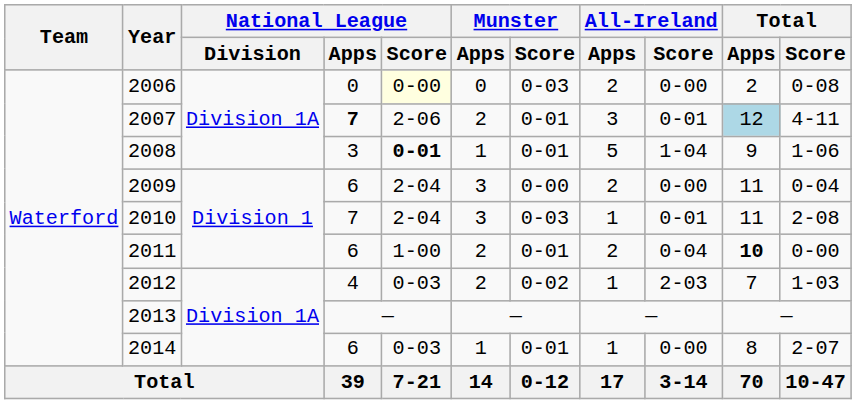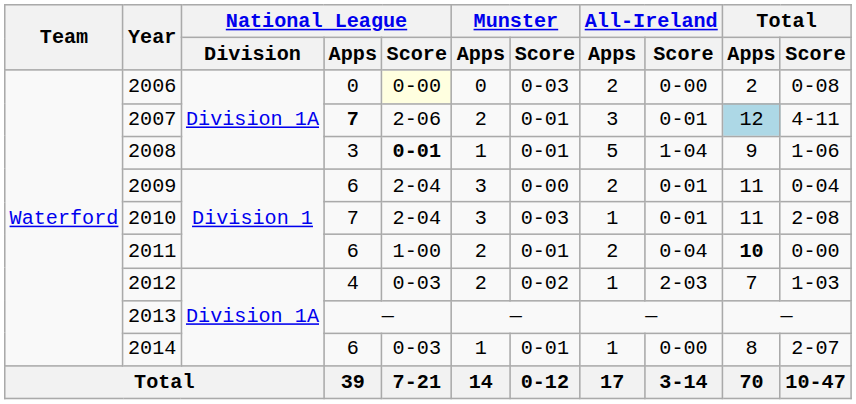(683, 185) 0-00 -> (683, 185) 0-01
